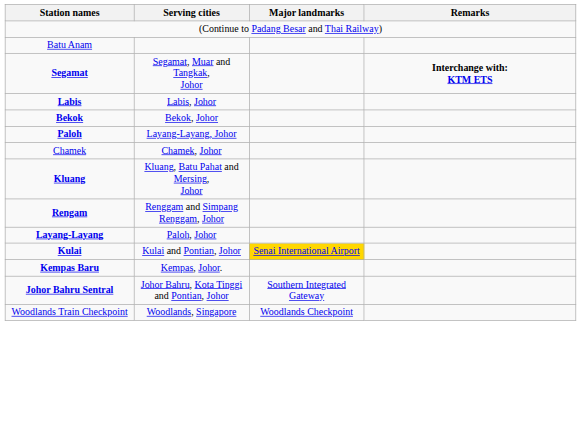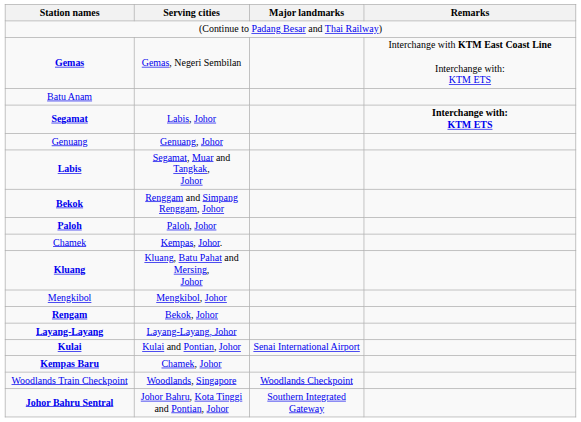+ row: (70, 63)
(192, 73) Segamat, Muar and Tangkak, Johor -> (192, 119) Labis, Johor
+ row: (70, 141)
(192, 101) Labis, Johor -> (192, 169) Segamat, Muar and Tangkak, Johor
(192, 118) Bekok, Johor -> (192, 203) Renggam and Simpang Renggam, Johor
(192, 134) Layang-Layang, Johor -> (192, 225) Paloh, Johor
(192, 150) Chamek, Johor -> (192, 242) Kempas, Johor.
+ row: (70, 298)
(192, 212) Renggam and Simpang Renggam, Johor -> (192, 314) Bekok, Johor
(192, 235) Paloh, Johor -> (192, 331) Layang-Layang, Johor
(307, 251) gold background -> (307, 347) no background
(192, 267) Kempas, Johor. -> (192, 364) Chamek, Johor
rows swapped: (70, 290) <-> (70, 312)
